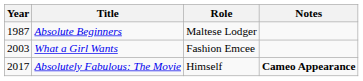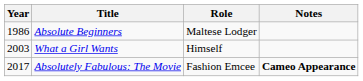(18, 31) 1987 -> (18, 31) 1986
(221, 48) Fashion Emcee -> (204, 48) Himself
(204, 66) Himself -> (221, 66) Fashion Emcee
